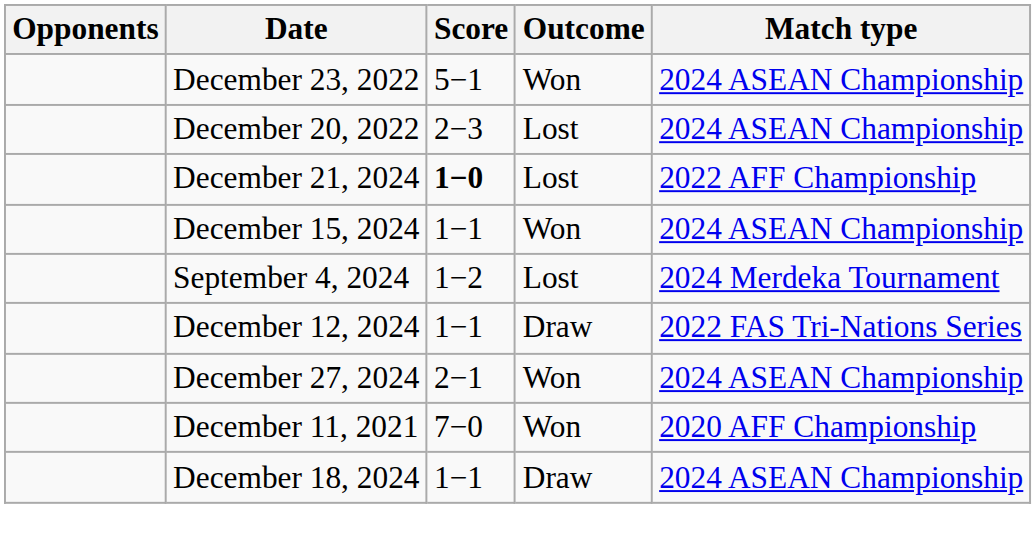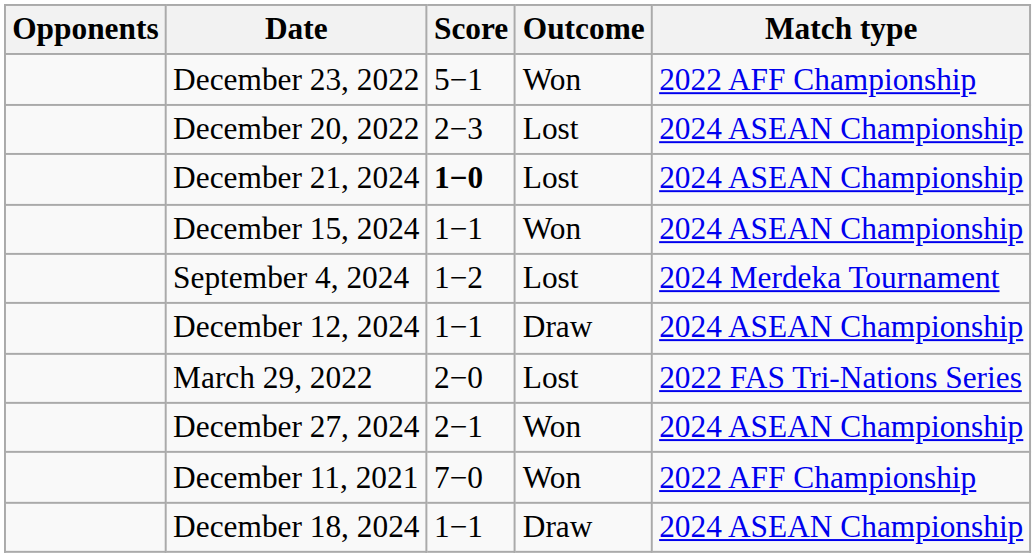(841, 79) 2024 ASEAN Championship -> (818, 79) 2022 AFF Championship
(818, 178) 2022 AFF Championship -> (841, 178) 2024 ASEAN Championship
(840, 327) 2022 FAS Tri-Nations Series -> (841, 327) 2024 ASEAN Championship
+ row: (273, 377)
(818, 427) 2020 AFF Championship -> (818, 476) 2022 AFF Championship
